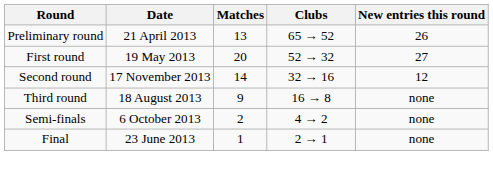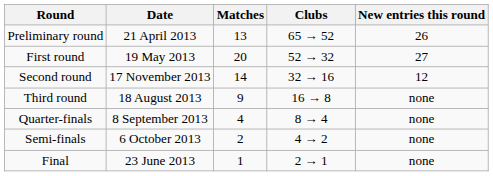+ row: (55, 118)
